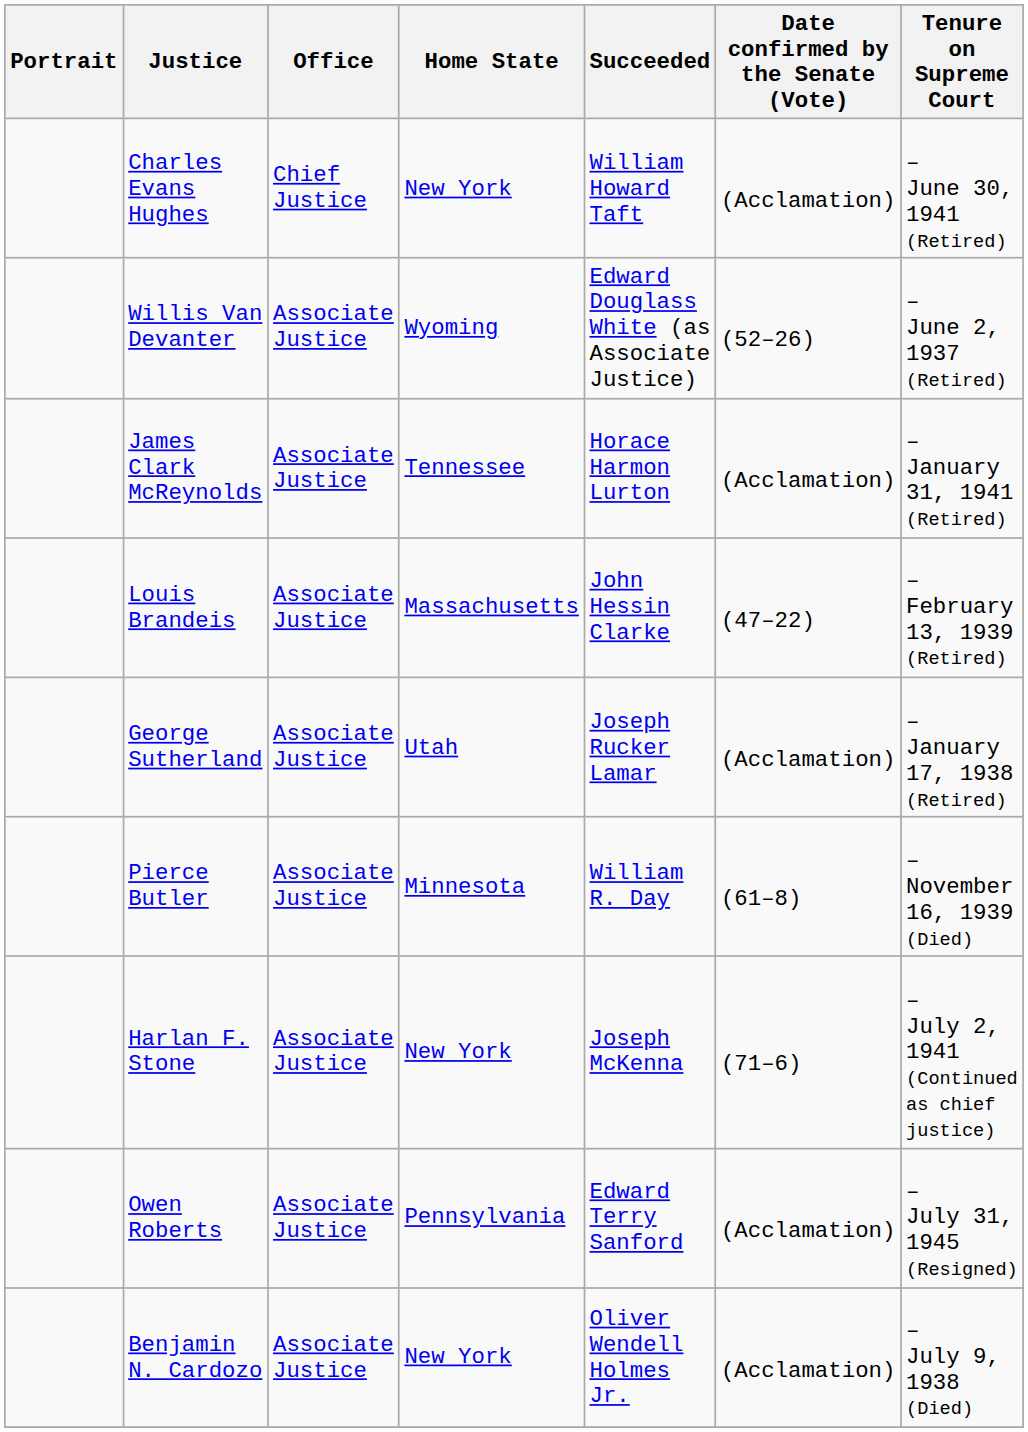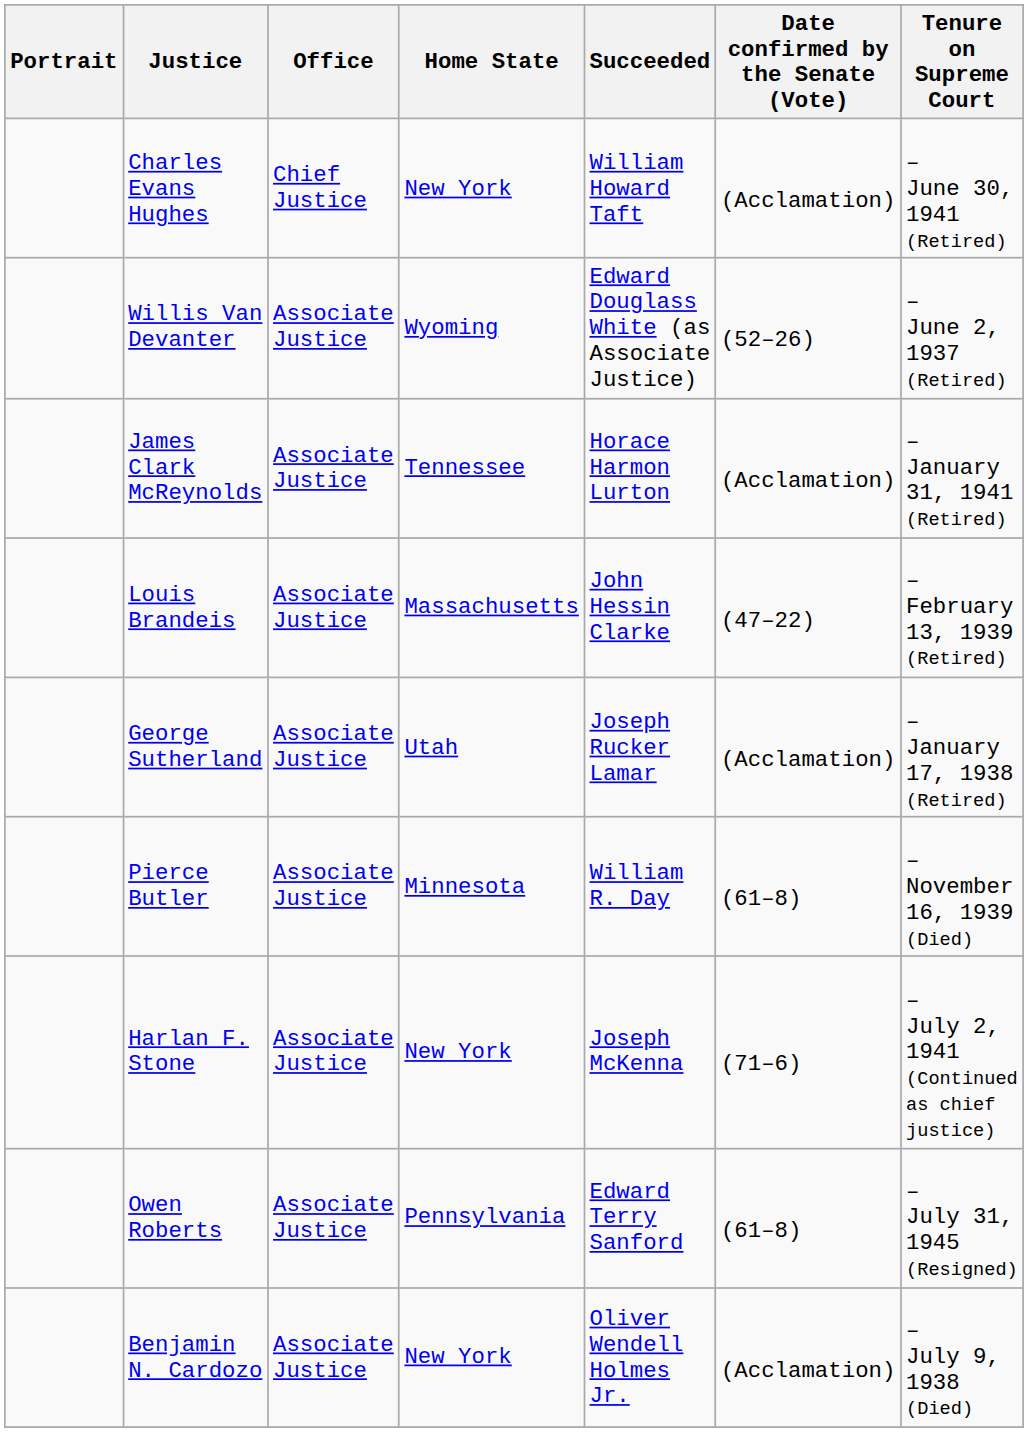(808, 1231) (Acclamation) -> (761, 1231) (61–8)
